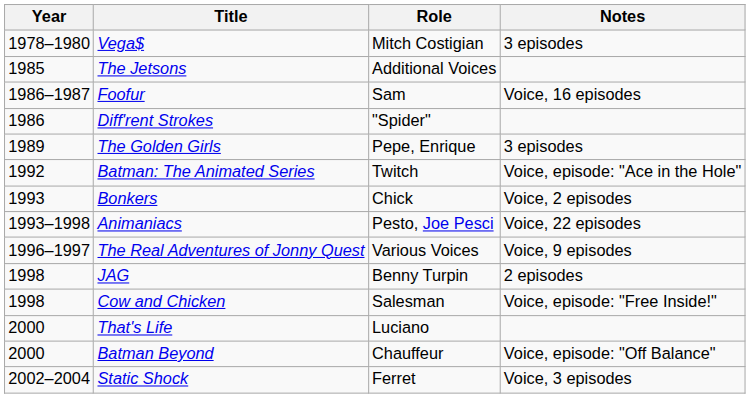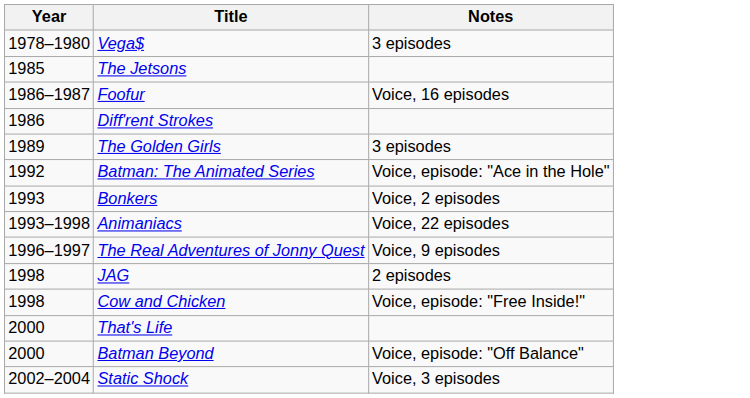- column: (434, 17)
